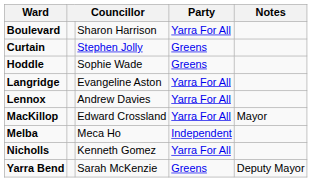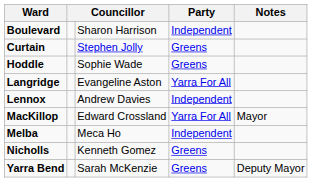(201, 30) Yarra For All -> (202, 30) Independent
(201, 99) Yarra For All -> (202, 99) Independent
(201, 151) Yarra For All -> (189, 151) Greens
